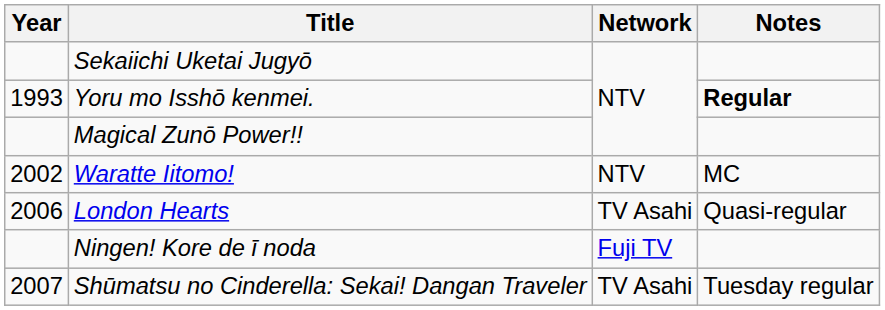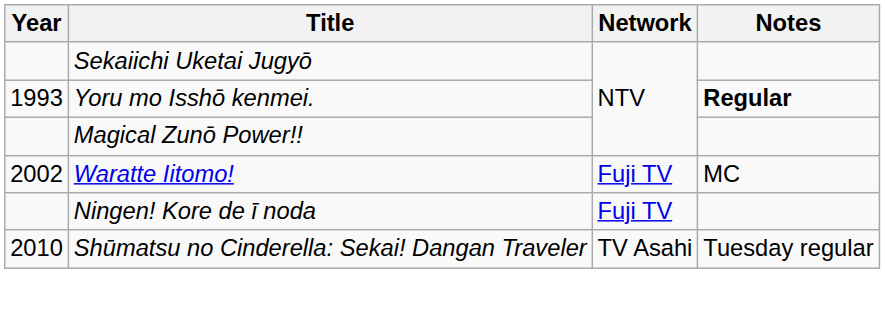(621, 173) NTV -> (635, 173) Fuji TV
- row: (151, 211)
(37, 286) 2007 -> (37, 248) 2010
